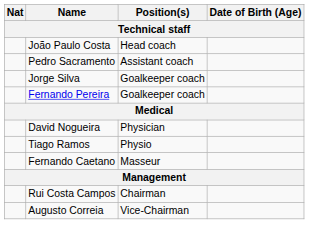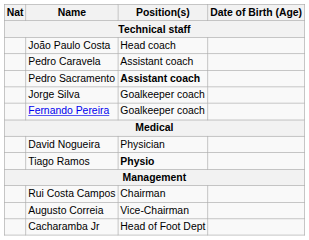+ row: (64, 62)
(157, 62) normal -> (160, 78) bold
(136, 144) normal -> (137, 161) bold
- row: (72, 161)
+ row: (64, 227)
